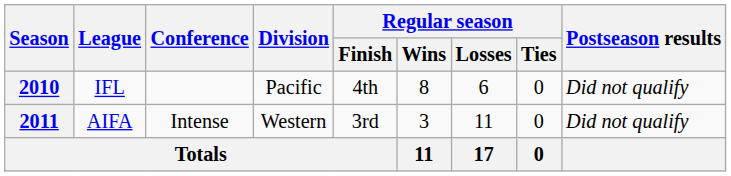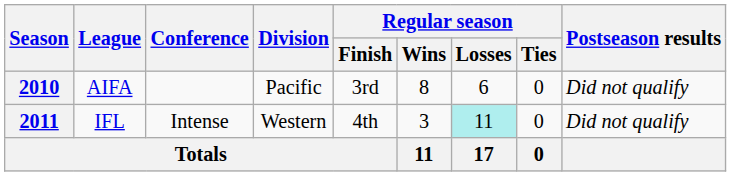(110, 88) IFL -> (110, 88) AIFA
(365, 88) 4th -> (365, 88) 3rd
(110, 121) AIFA -> (110, 121) IFL
(365, 121) 3rd -> (365, 121) 4th
(484, 121) no background -> (484, 121) paleturquoise background
